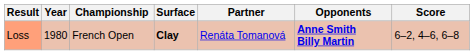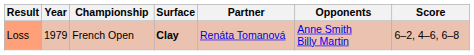(56, 35) 1980 -> (56, 35) 1979
(327, 35) bold -> (325, 35) normal
